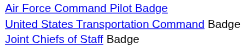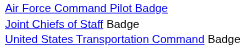rows swapped: (72, 39) <-> (123, 24)
